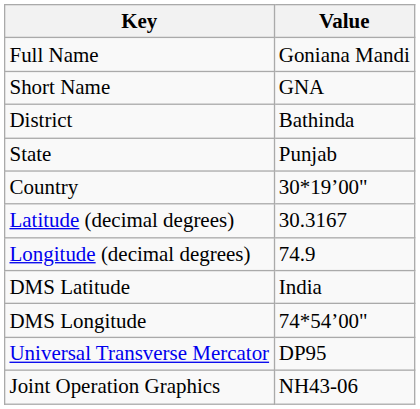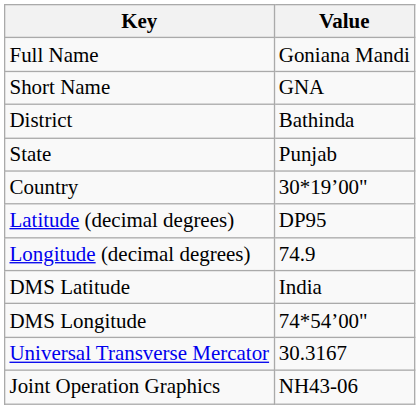(313, 220) 30.3167 -> (303, 220) DP95
(303, 353) DP95 -> (313, 353) 30.3167
